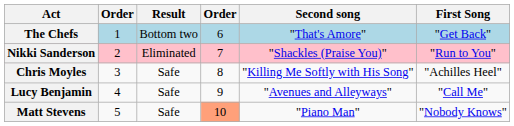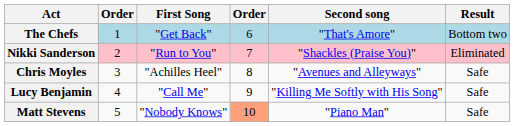columns swapped: (463, 14) <-> (169, 14)
(328, 72) "Killing Me Softly with His Song" -> (357, 72) "Avenues and Alleyways"
(328, 92) "Avenues and Alleyways" -> (357, 92) "Killing Me Softly with His Song"
